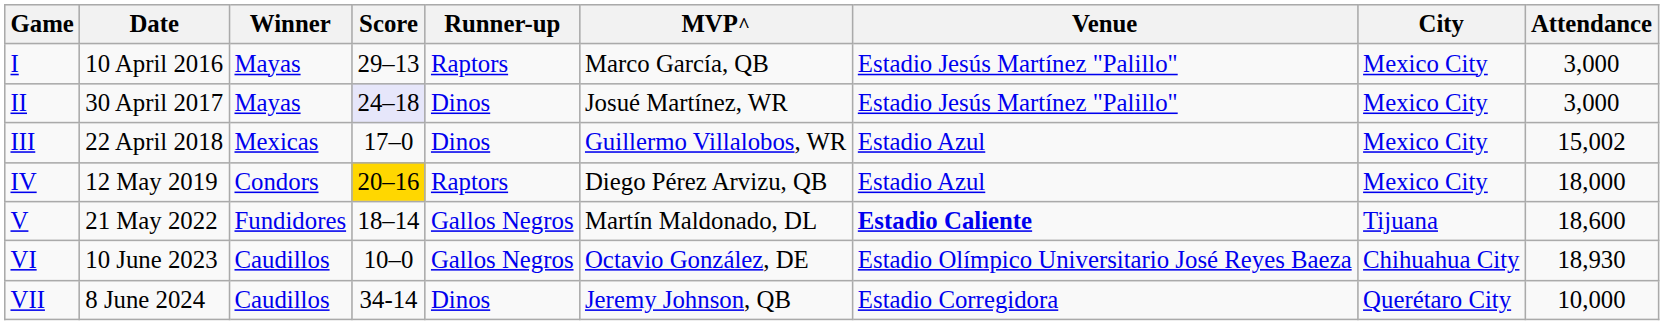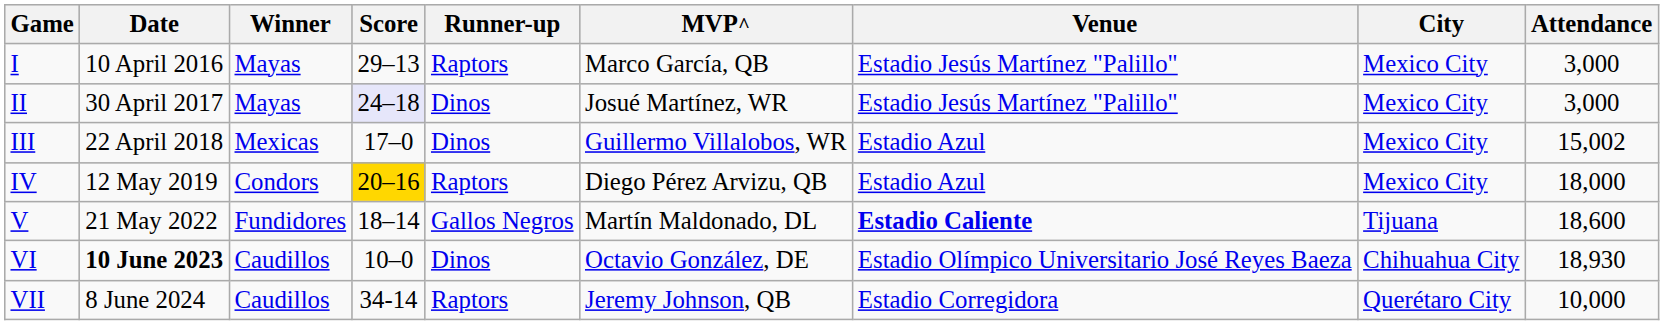(151, 260) normal -> (154, 260) bold
(502, 260) Gallos Negros -> (461, 260) Dinos
(461, 299) Dinos -> (470, 299) Raptors
